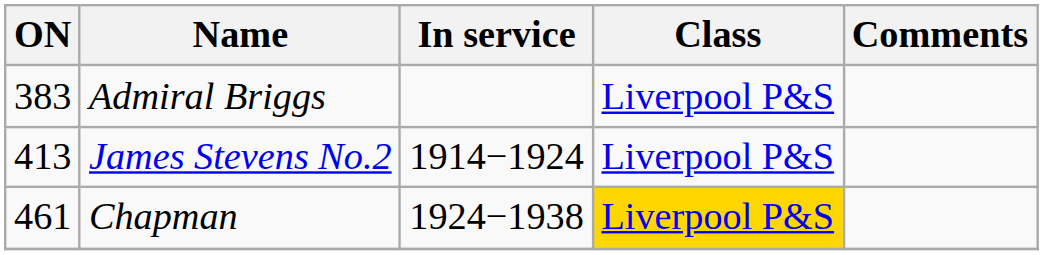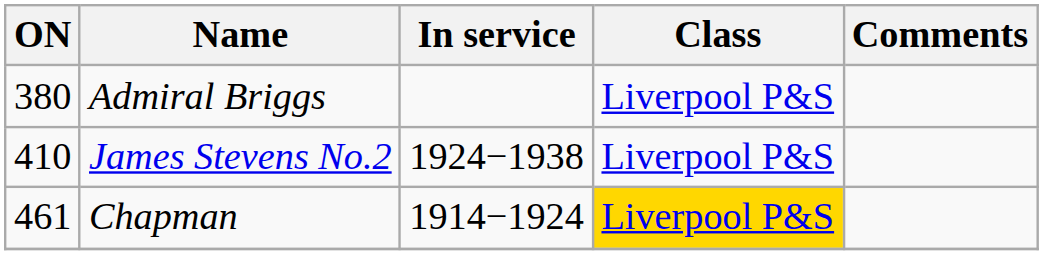(43, 95) 383 -> (43, 95) 380
(43, 156) 413 -> (43, 156) 410
(497, 156) 1914−1924 -> (497, 156) 1924−1938
(497, 216) 1924−1938 -> (497, 216) 1914−1924
